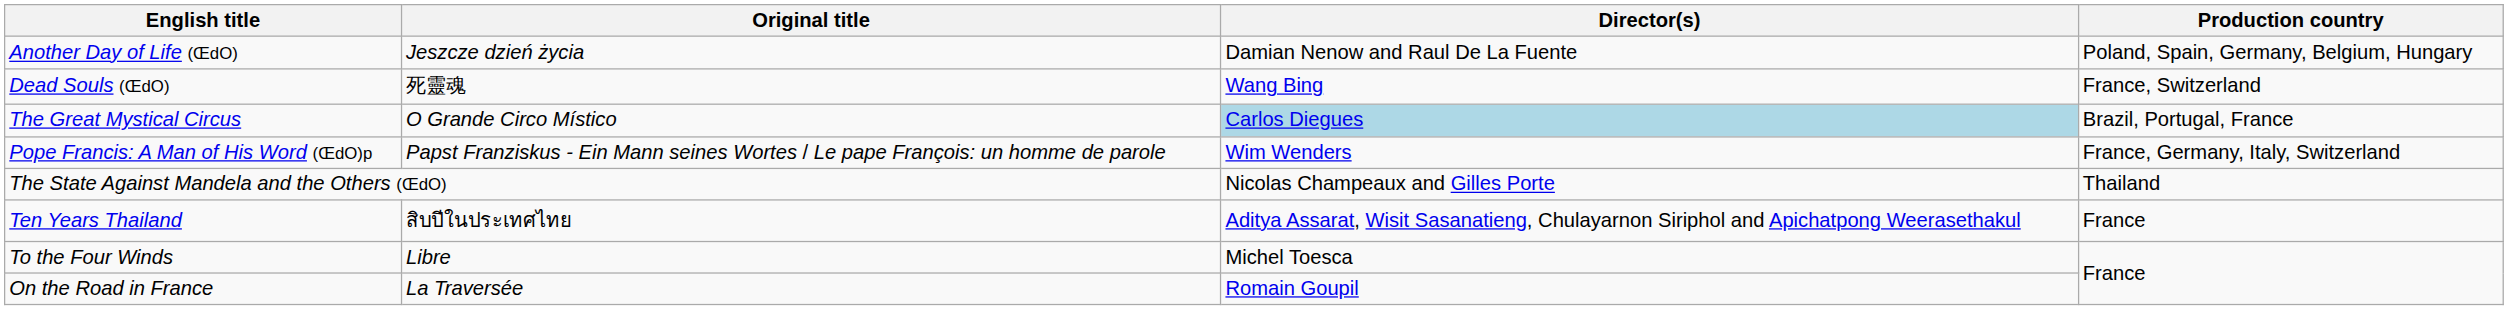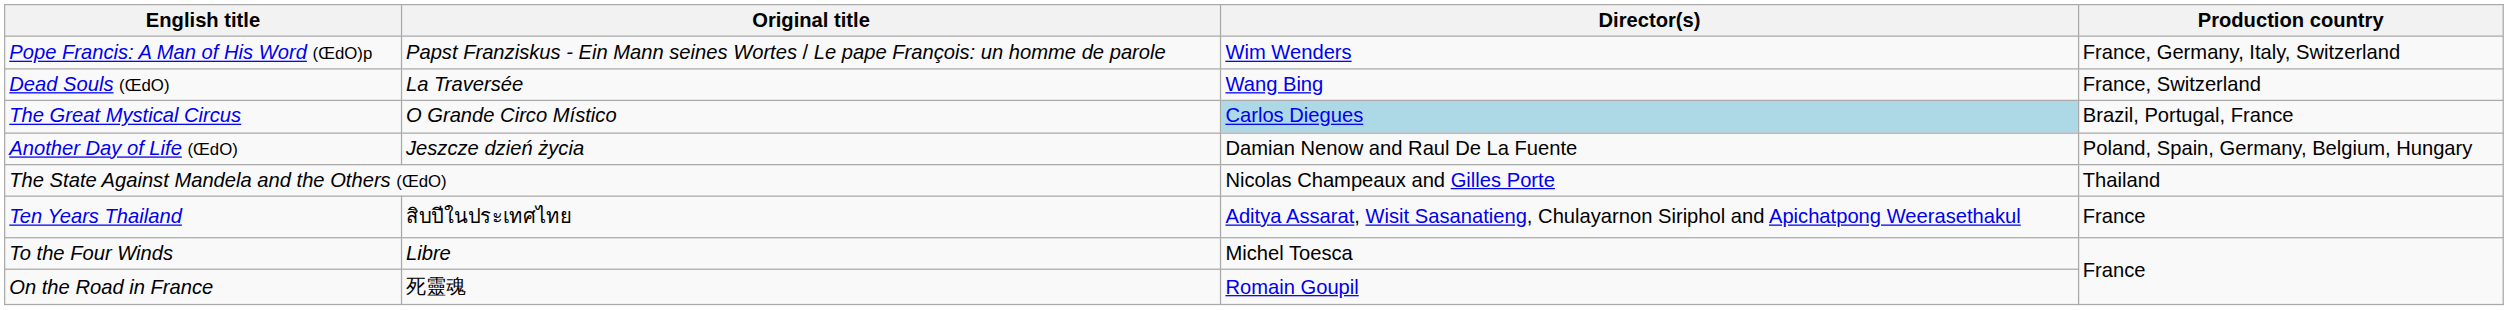rows swapped: (124, 52) <-> (191, 152)
(436, 85) 死靈魂 -> (465, 84) La Traversée
(465, 288) La Traversée -> (436, 286) 死靈魂
